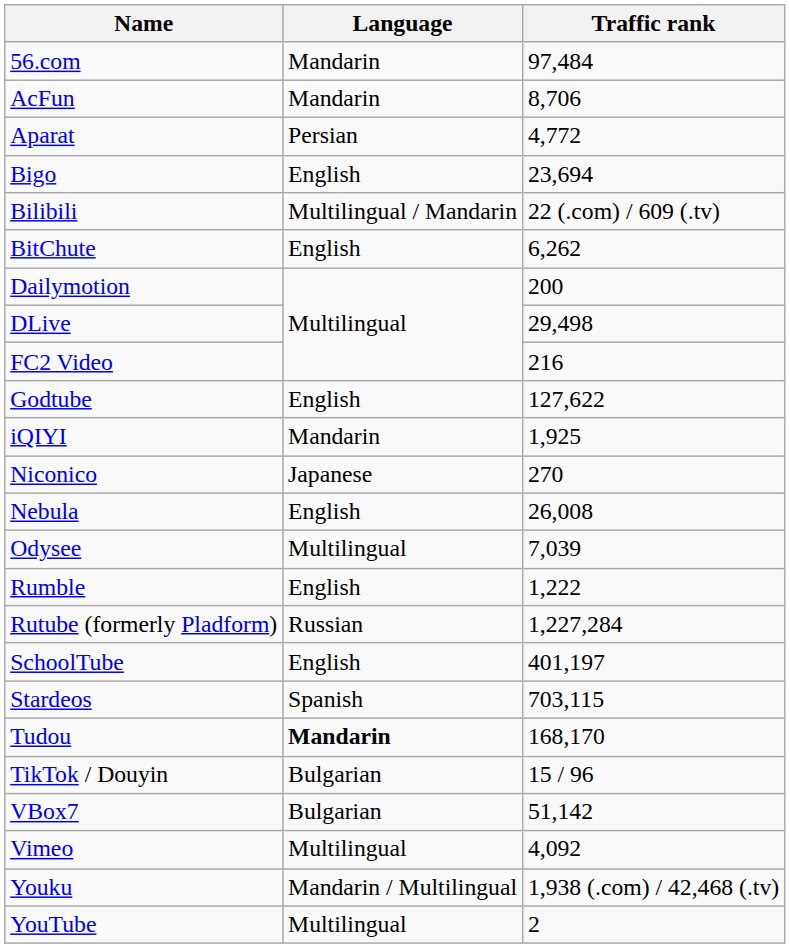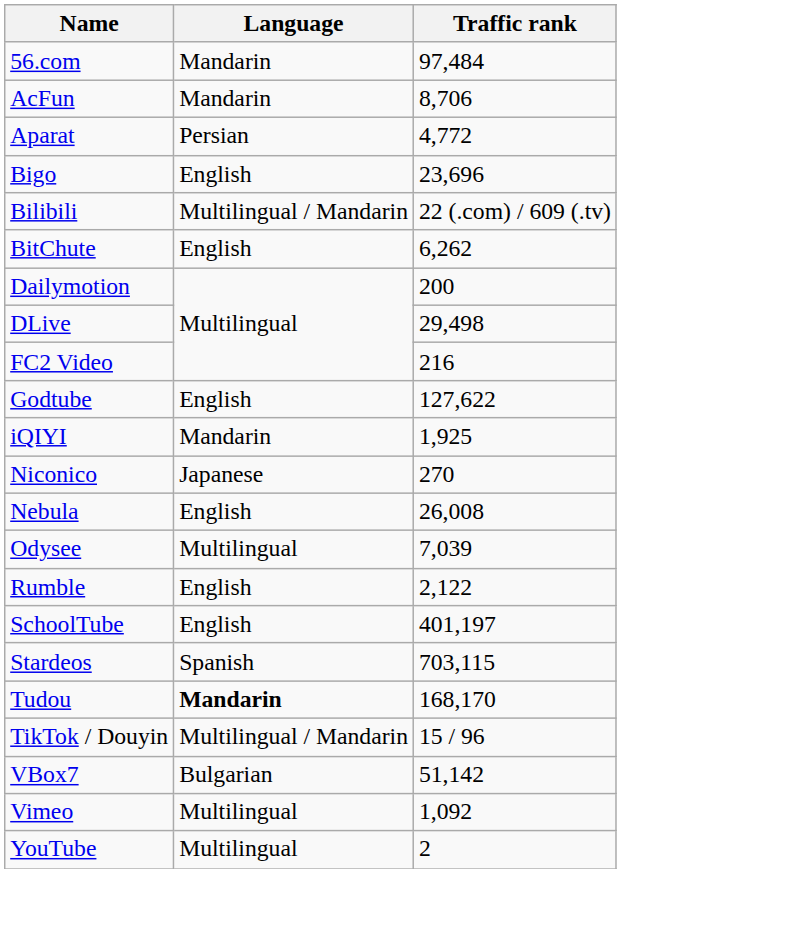(560, 173) 23,694 -> (451, 173) 23,696
(555, 586) 1,222 -> (446, 586) 2,122
- row: (144, 624)
(335, 774) Bulgarian -> (294, 736) Multilingual / Mandarin
(555, 849) 4,092 -> (446, 811) 1,092
- row: (41, 887)
